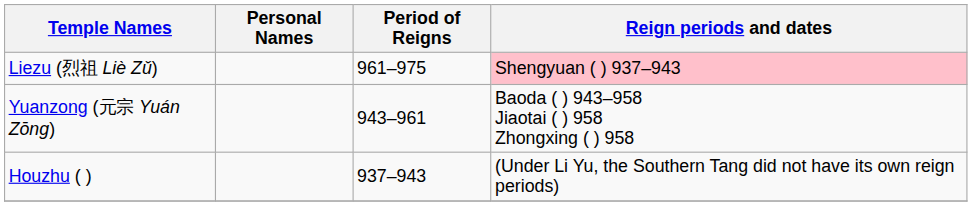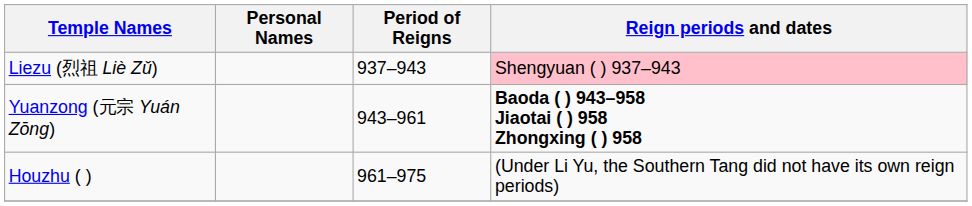(392, 68) 961–975 -> (392, 68) 937–943
(569, 118) normal -> (570, 118) bold
(392, 176) 937–943 -> (392, 176) 961–975
